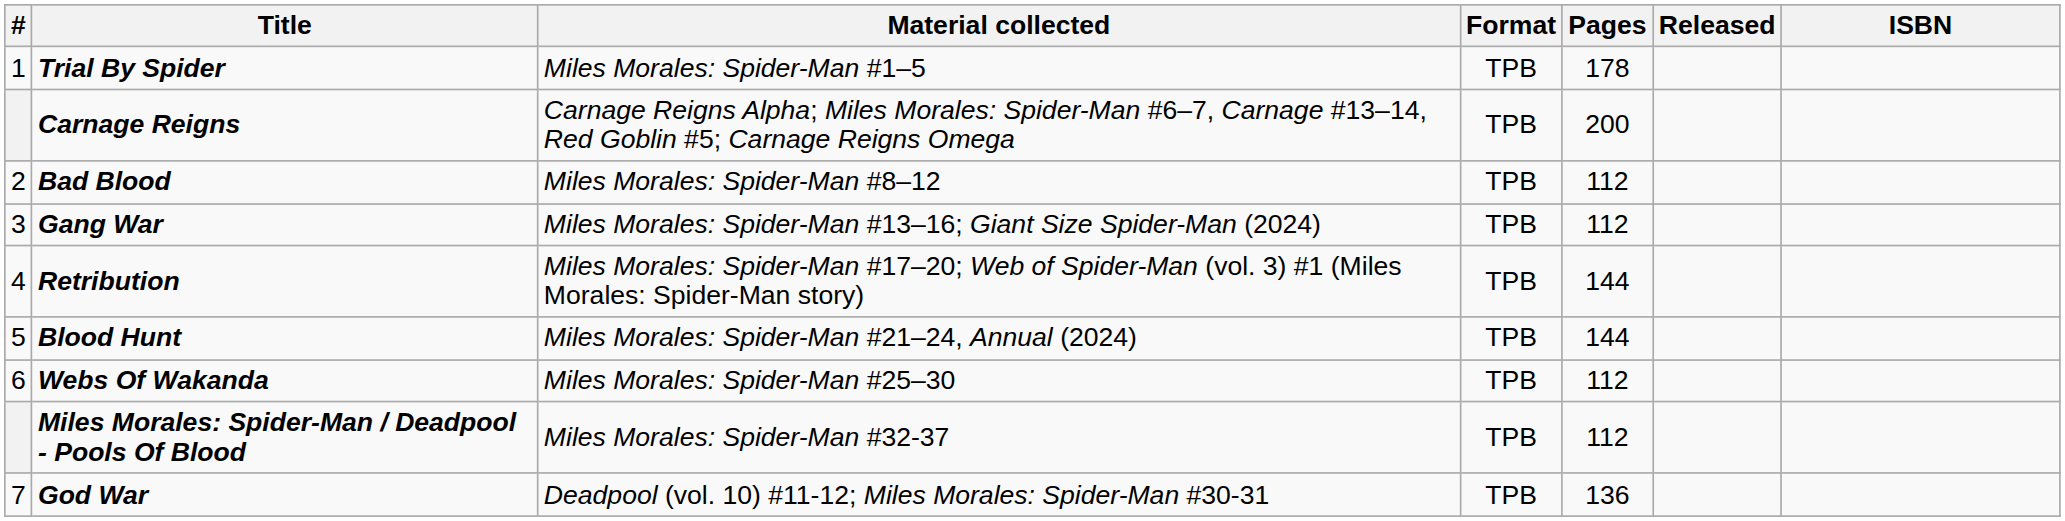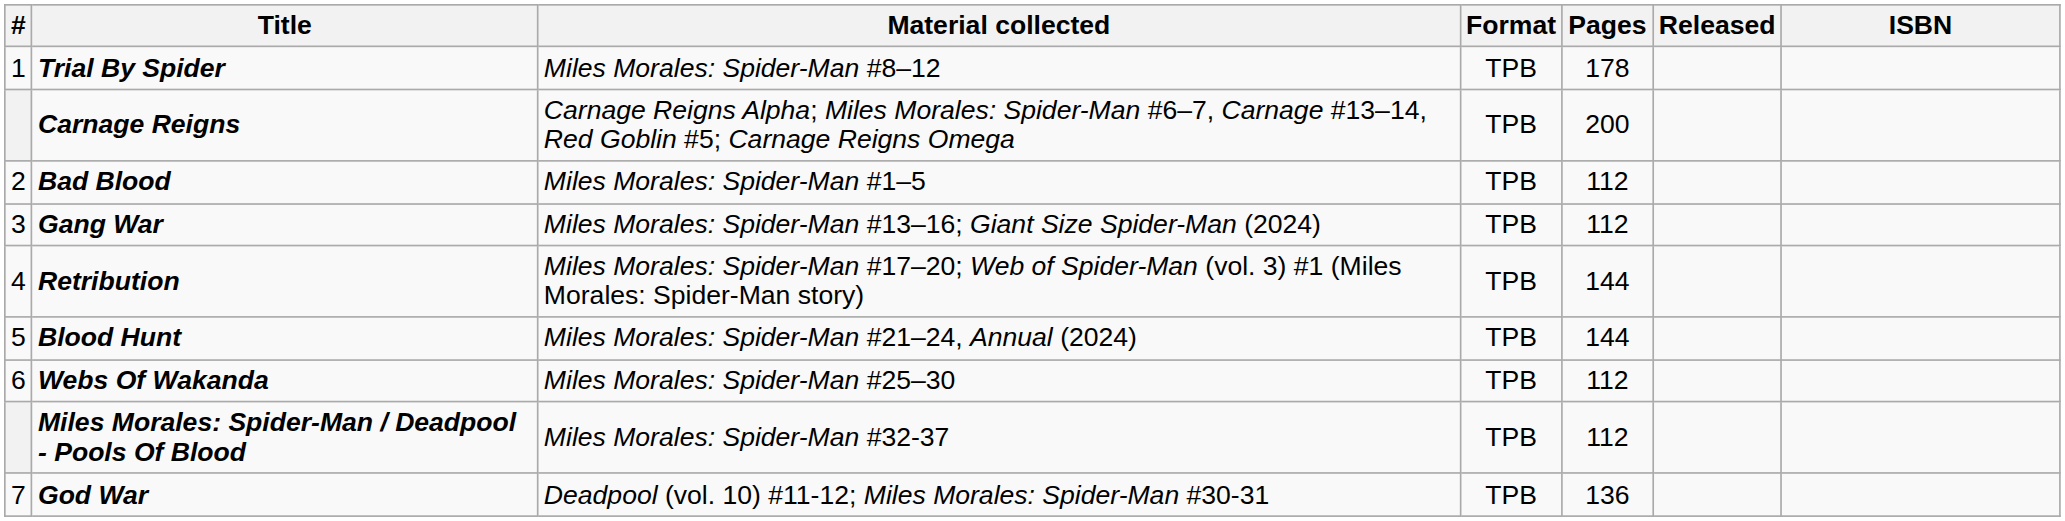(735, 67) Miles Morales: Spider-Man #1–5 -> (742, 67) Miles Morales: Spider-Man #8–12
(742, 181) Miles Morales: Spider-Man #8–12 -> (735, 181) Miles Morales: Spider-Man #1–5
